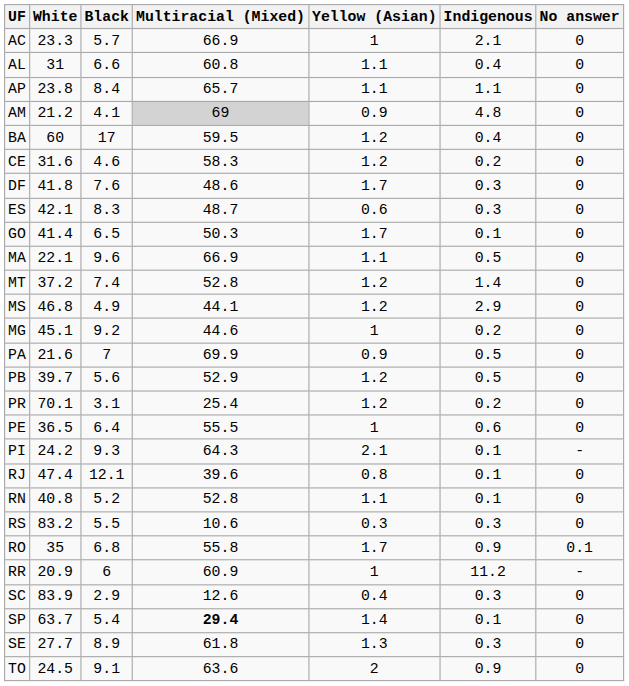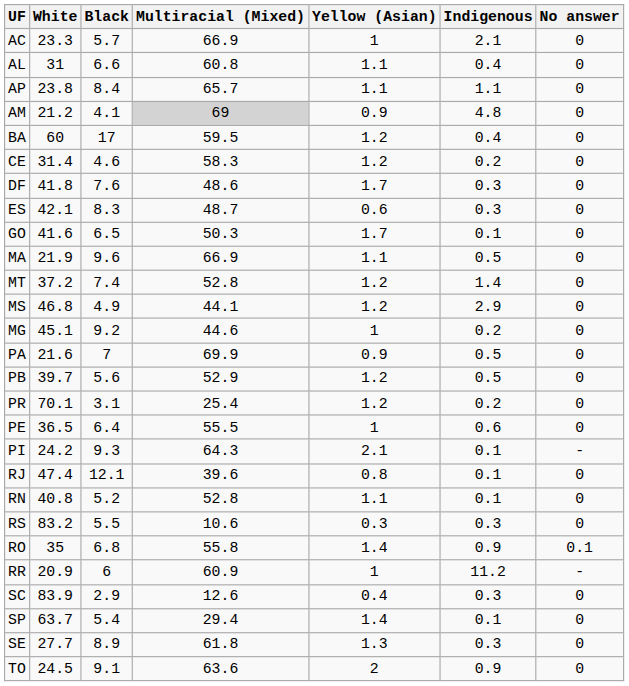(55, 162) 31.6 -> (55, 162) 31.4
(55, 234) 41.4 -> (55, 234) 41.6
(55, 258) 22.1 -> (55, 258) 21.9
(374, 548) 1.7 -> (374, 548) 1.4
(220, 620) bold -> (220, 620) normal
